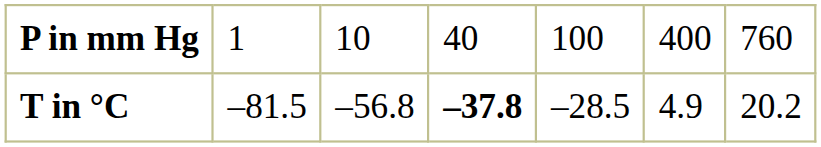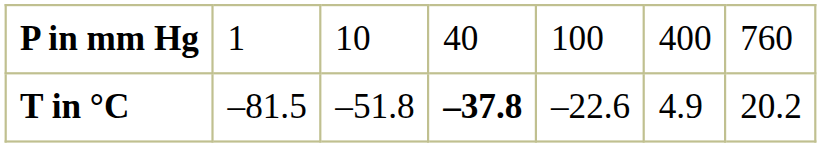(375, 106) –56.8 -> (375, 106) –51.8
(591, 106) –28.5 -> (591, 106) –22.6
